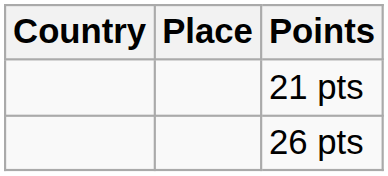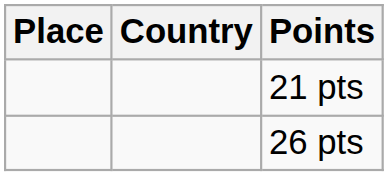columns swapped: (208, 32) <-> (80, 32)
